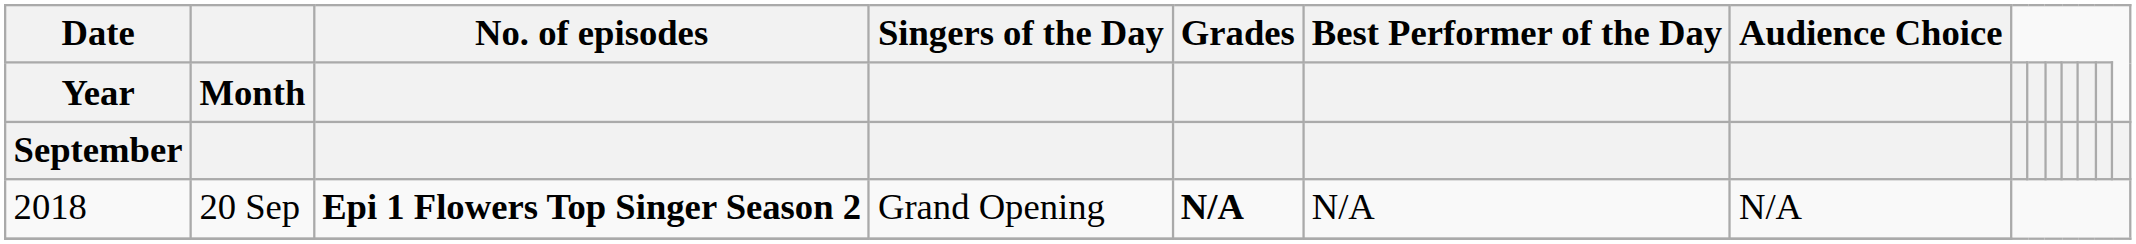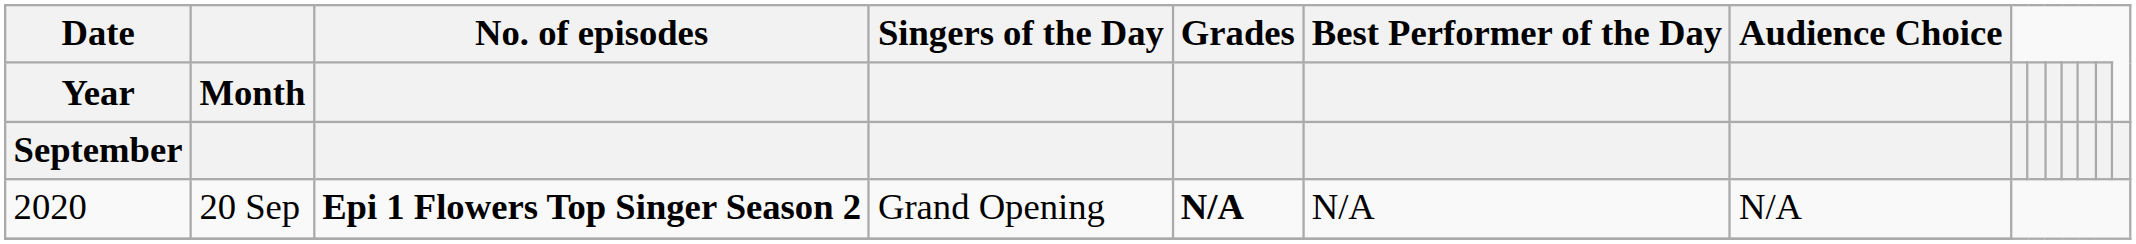(50, 207) 2018 -> (50, 207) 2020
